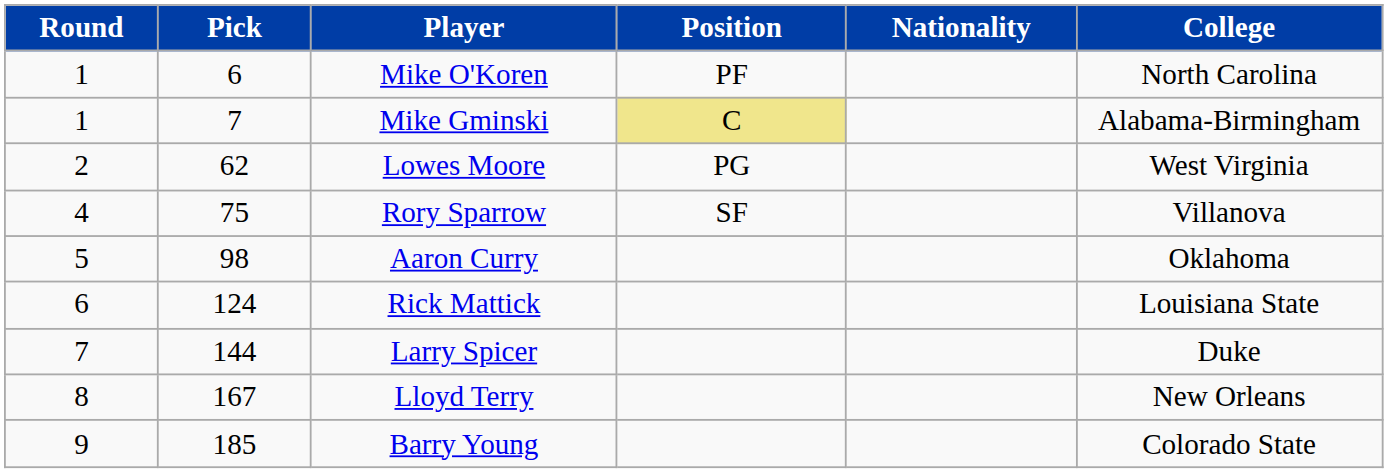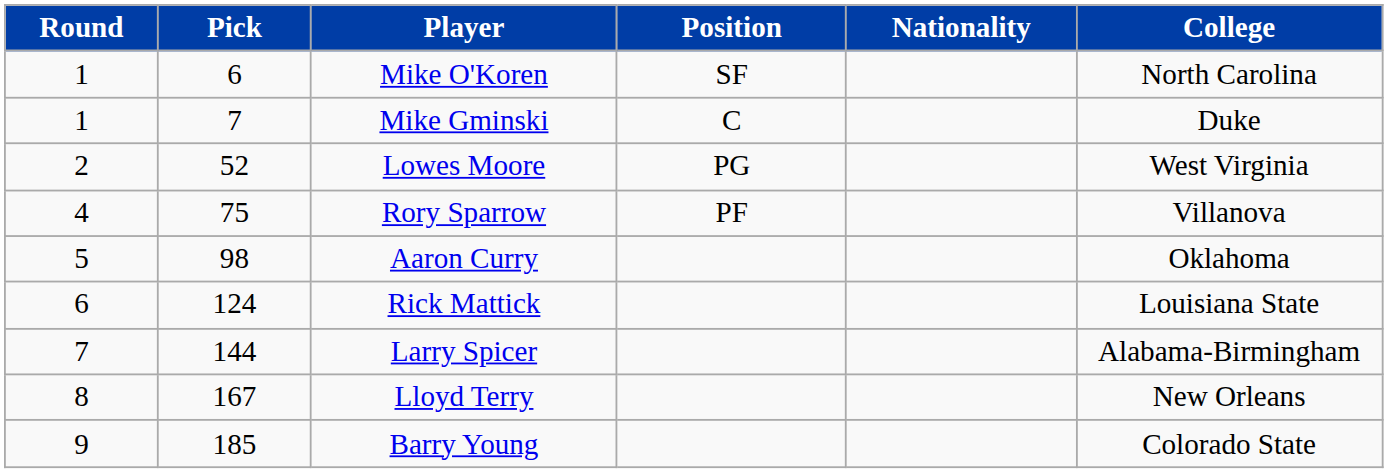(732, 73) PF -> (732, 73) SF
(732, 119) khaki background -> (732, 119) no background
(1229, 119) Alabama-Birmingham -> (1229, 119) Duke
(234, 166) 62 -> (234, 166) 52
(732, 212) SF -> (732, 212) PF
(1229, 350) Duke -> (1229, 350) Alabama-Birmingham
